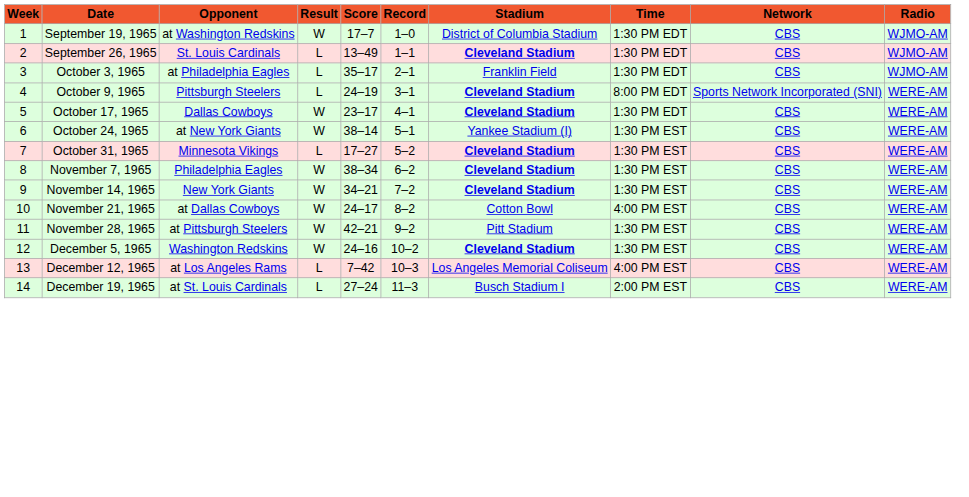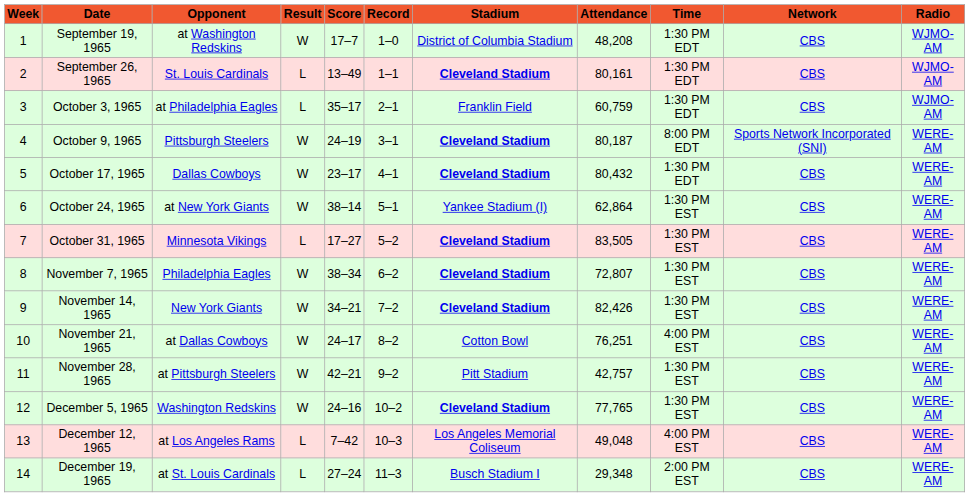+ column: (614, 14)
(319, 92) L -> (303, 140) W
